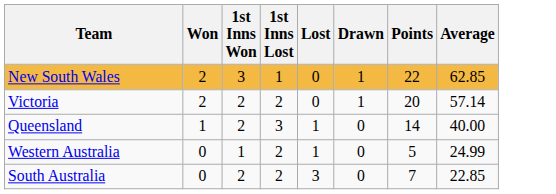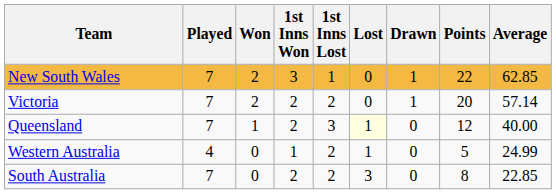+ column: (209, 34)
(316, 126) no background -> (368, 126) lightyellow background
(412, 126) 14 -> (465, 126) 12
(412, 176) 7 -> (465, 176) 8
